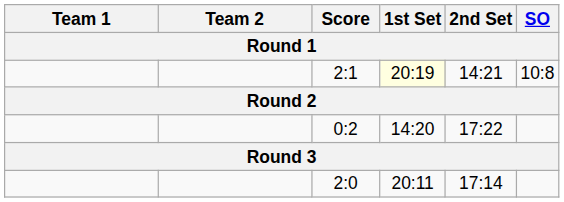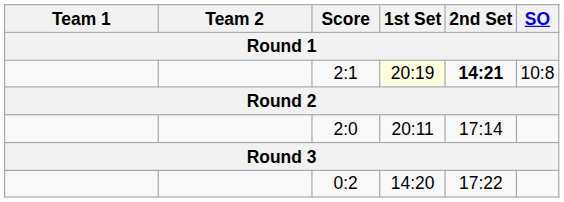(481, 74) normal -> (481, 74) bold
rows swapped: (346, 129) <-> (346, 184)
